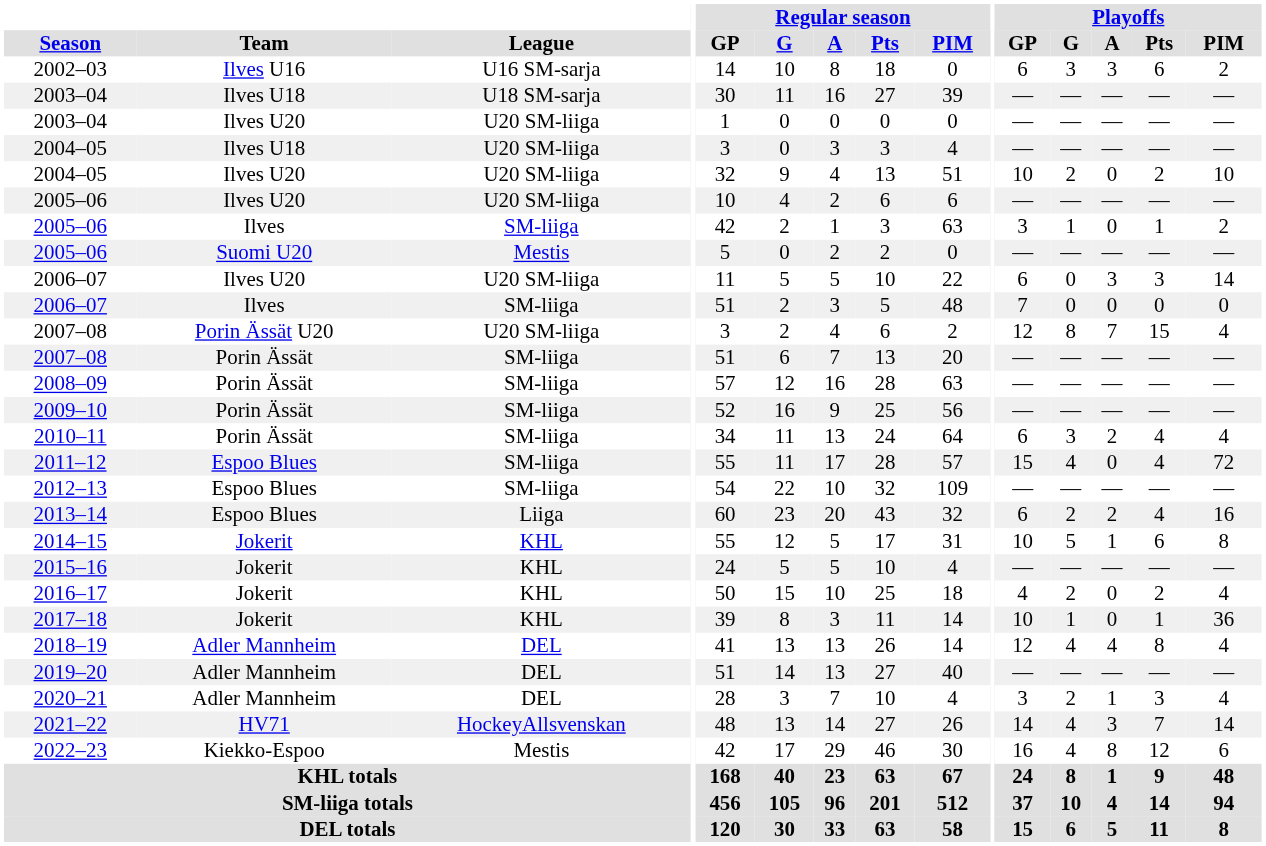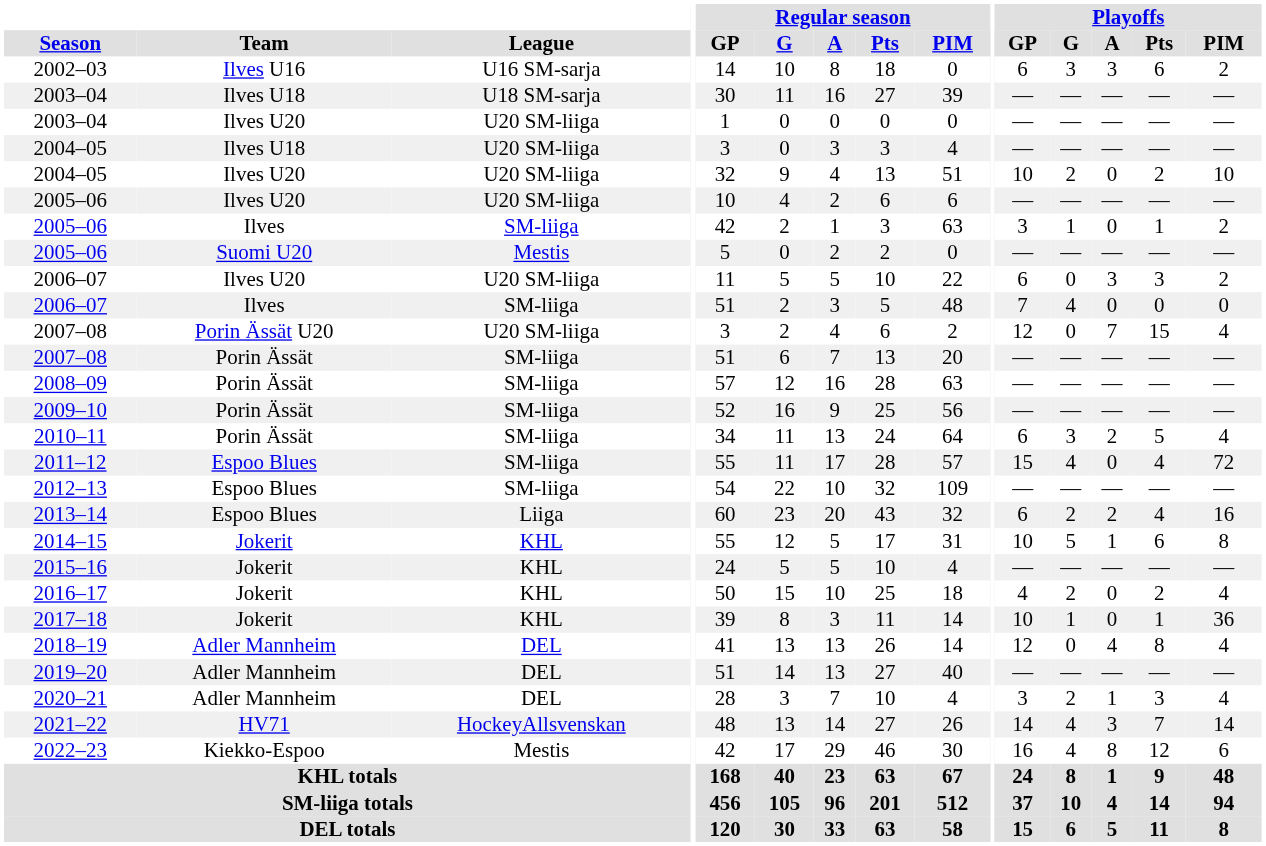(1224, 278) 14 -> (1224, 278) 2
(1071, 305) 0 -> (1071, 305) 4
(1071, 331) 8 -> (1071, 331) 0
(1159, 436) 4 -> (1159, 436) 5
(1071, 645) 4 -> (1071, 645) 0
